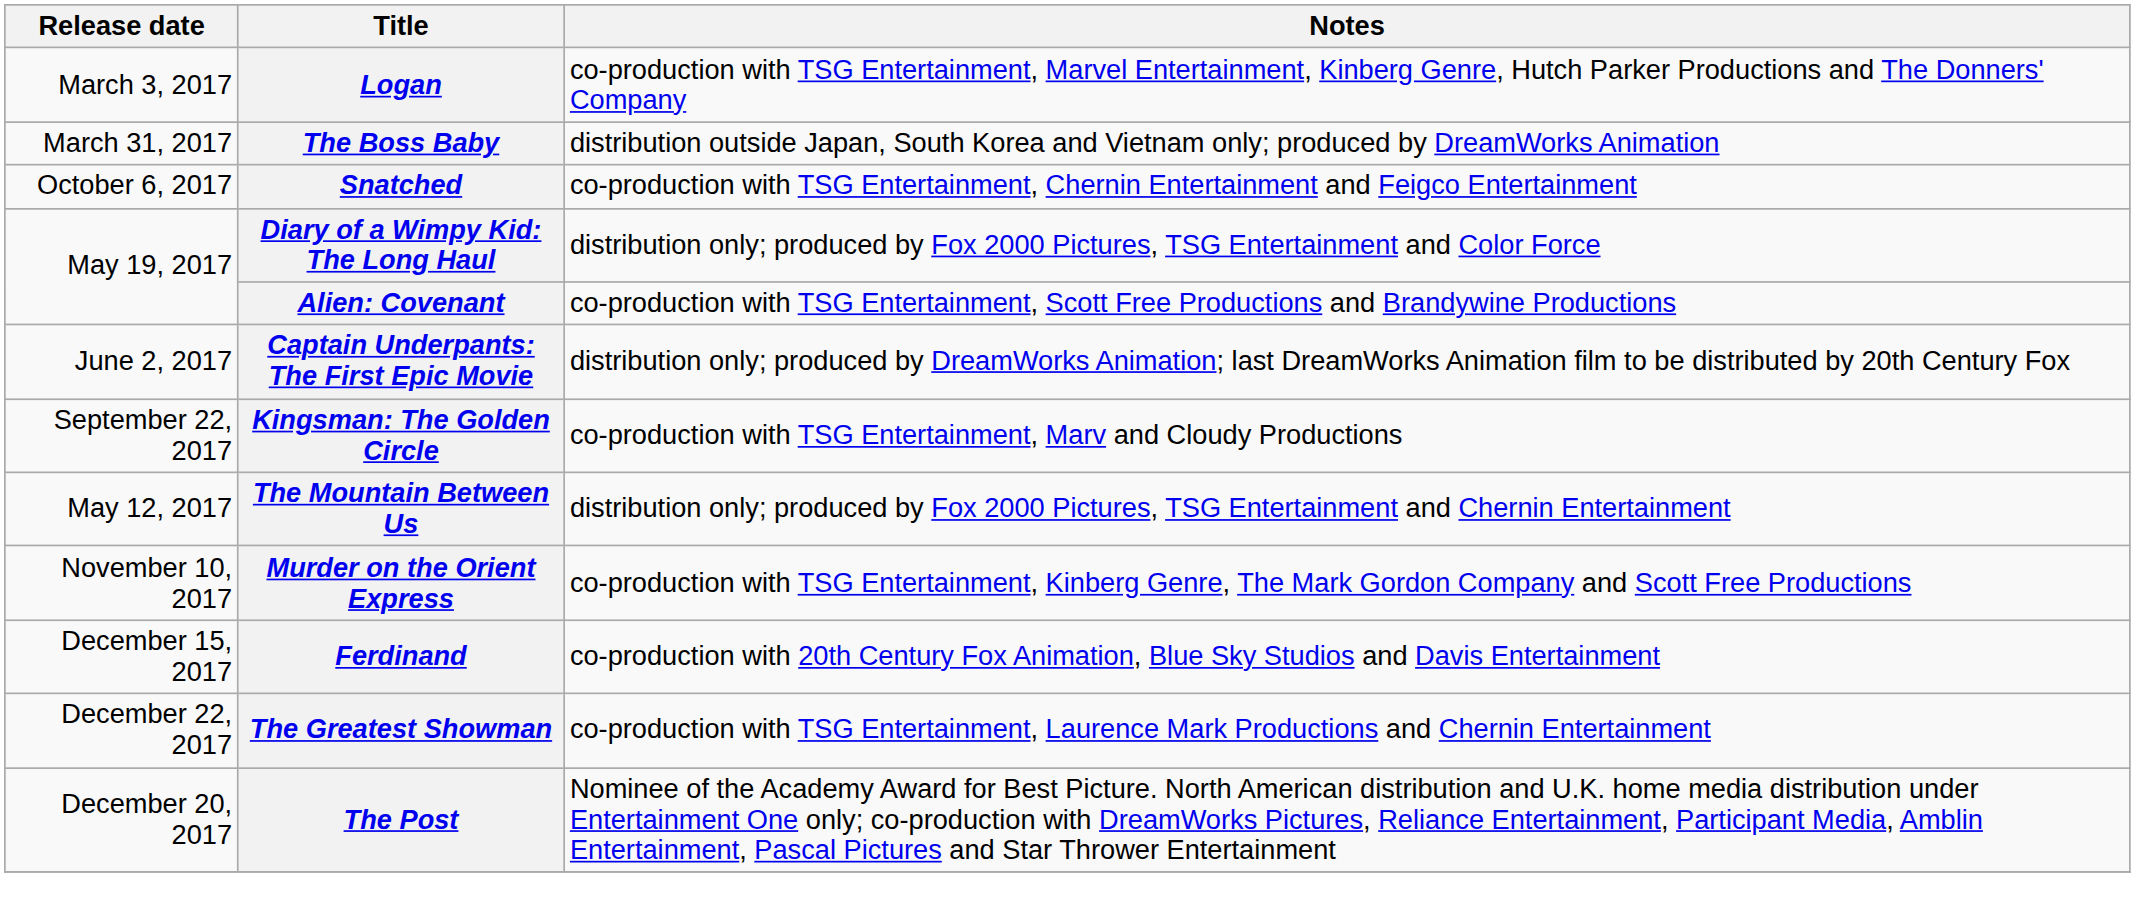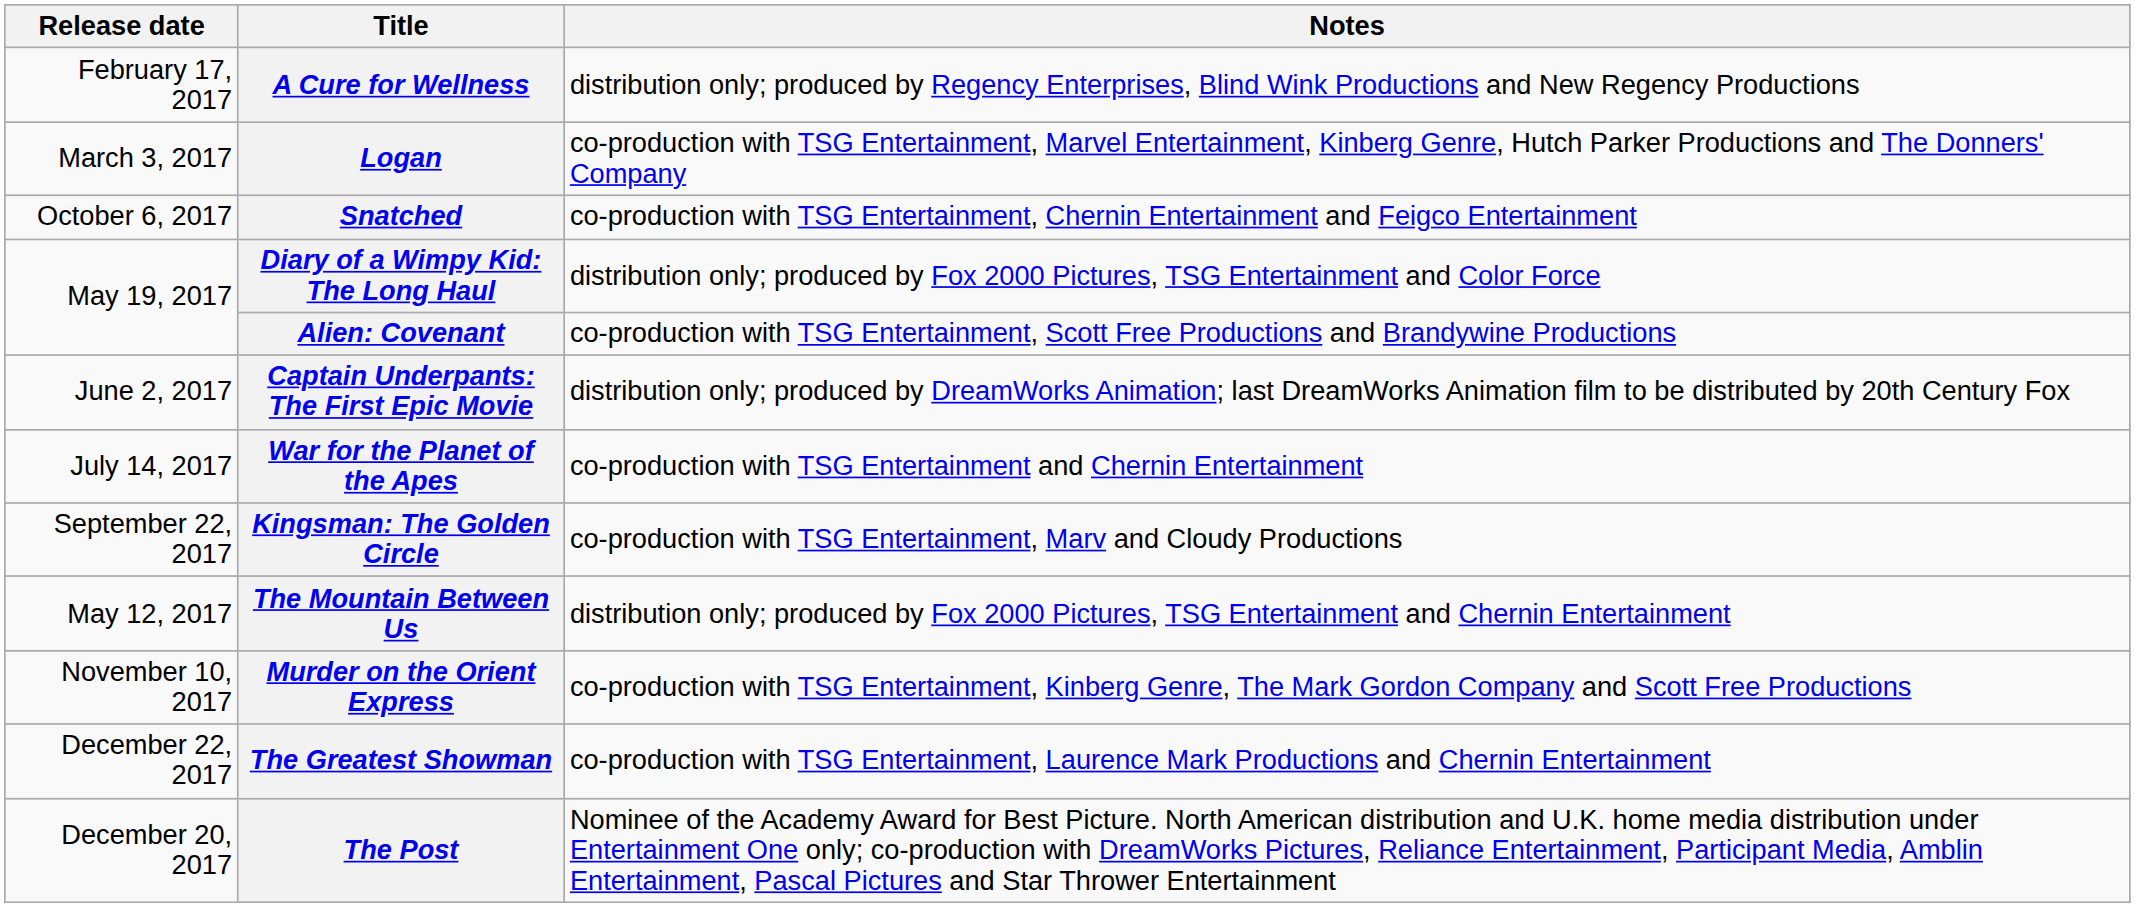+ row: (401, 84)
- row: (401, 142)
+ row: (401, 465)
- row: (401, 656)
